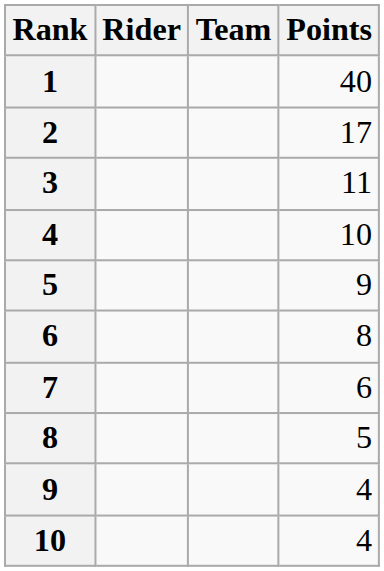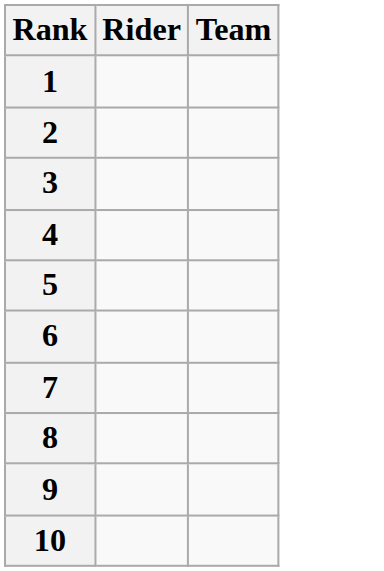- column: (329, 30)
